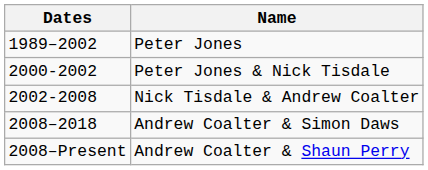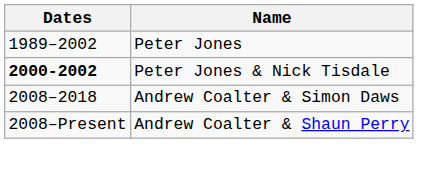(53, 71) normal -> (53, 71) bold
- row: (277, 98)
